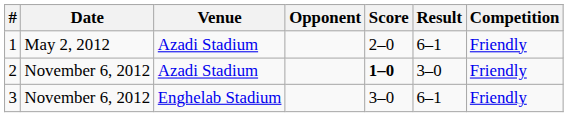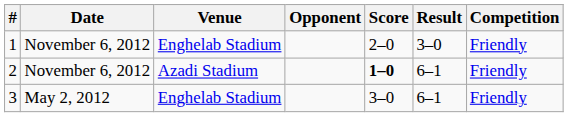(67, 44) May 2, 2012 -> (87, 44) November 6, 2012
(208, 44) Azadi Stadium -> (220, 44) Enghelab Stadium
(429, 44) 6–1 -> (429, 44) 3–0
(429, 71) 3–0 -> (429, 71) 6–1
(87, 97) November 6, 2012 -> (67, 97) May 2, 2012
